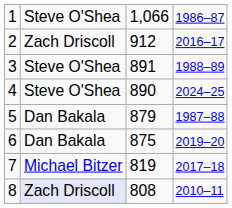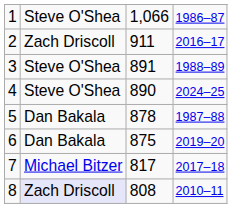(143, 41) 912 -> (142, 41) 911
(143, 116) 879 -> (143, 116) 878
(143, 166) 819 -> (143, 166) 817
